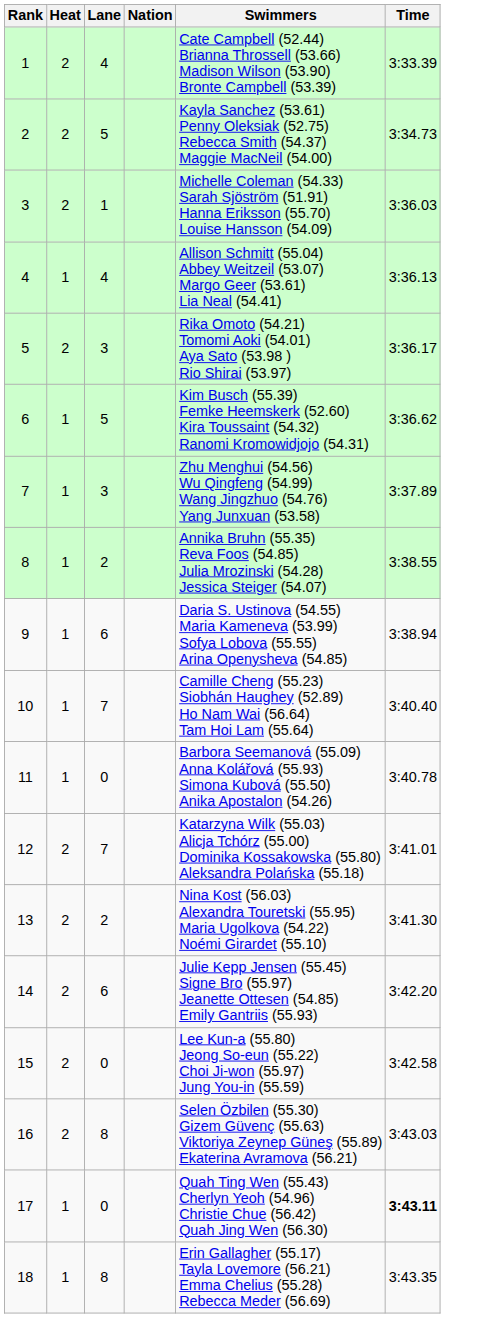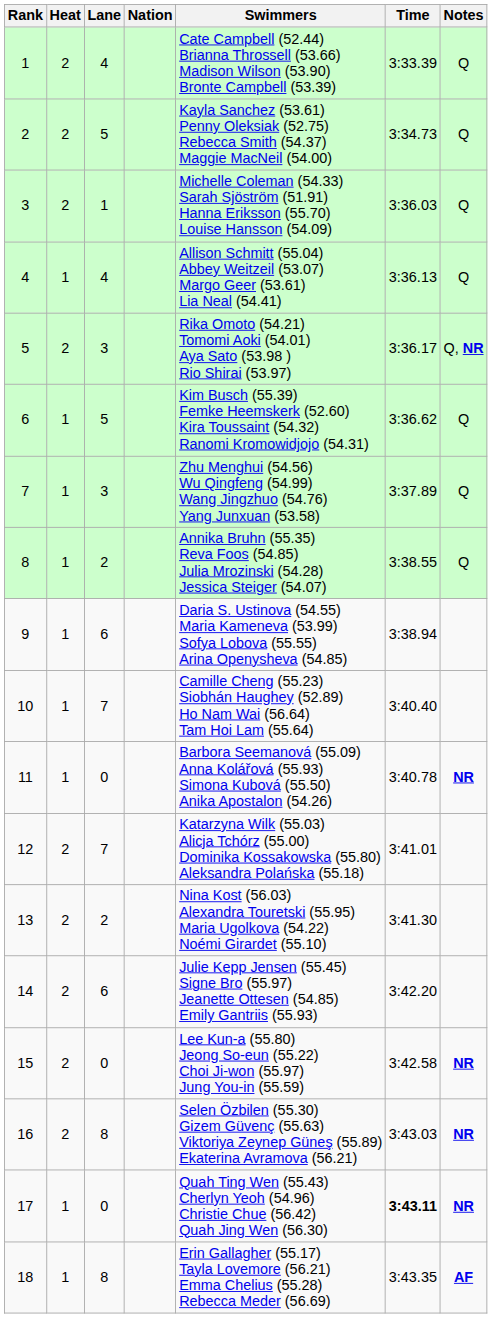+ column: (464, 15)
